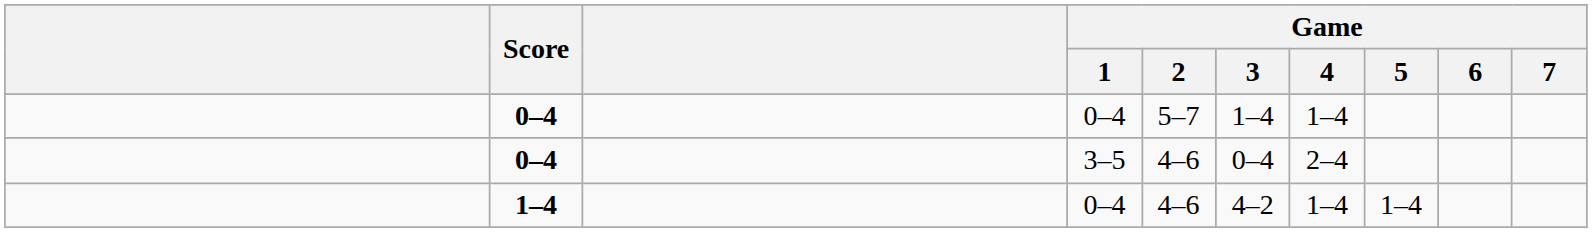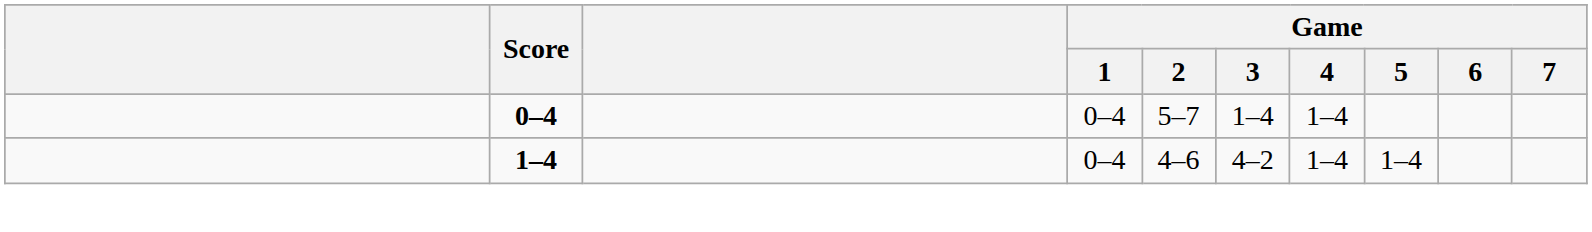- row: (536, 159)
